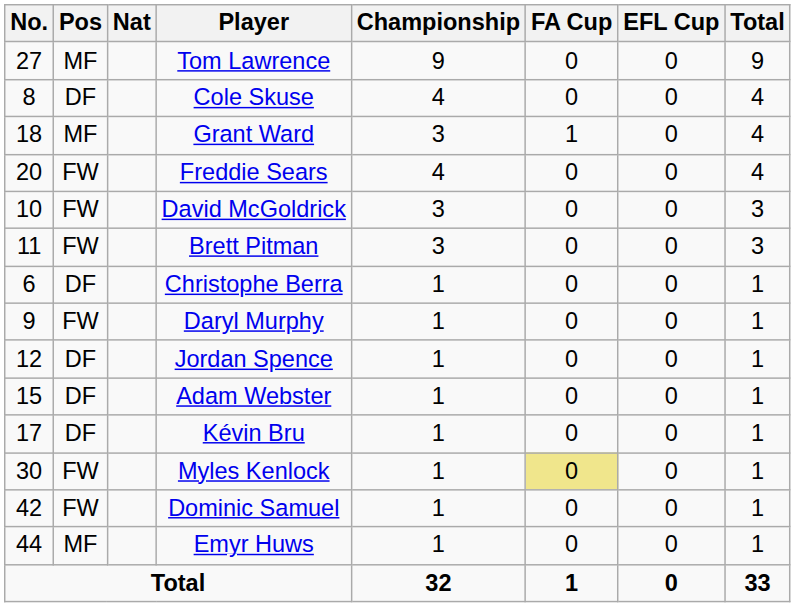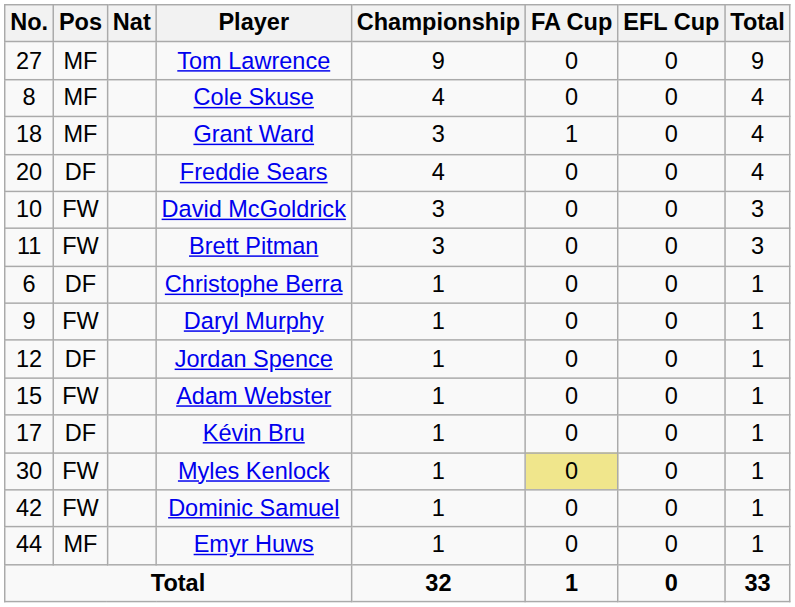(80, 97) DF -> (80, 97) MF
(80, 172) FW -> (80, 172) DF
(80, 396) DF -> (80, 396) FW
